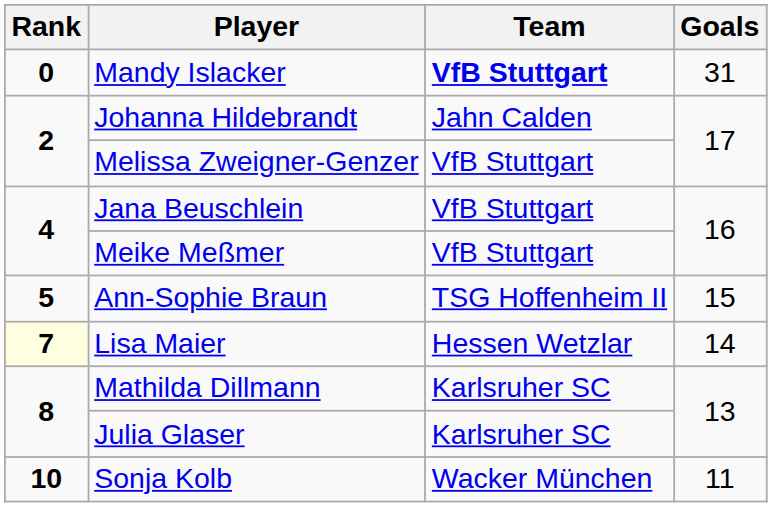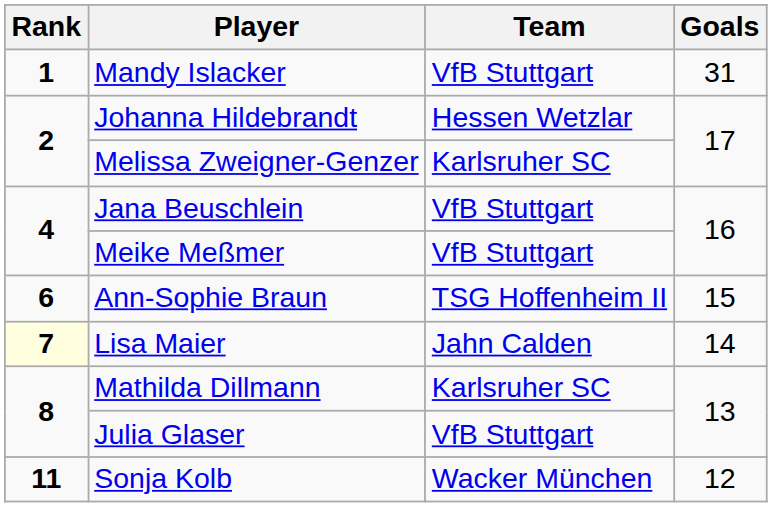(46, 72) 0 -> (46, 72) 1
(520, 72) bold -> (513, 72) normal
(512, 117) Jahn Calden -> (532, 117) Hessen Wetzlar
(513, 162) VfB Stuttgart -> (521, 162) Karlsruher SC
(46, 298) 5 -> (46, 298) 6
(532, 343) Hessen Wetzlar -> (512, 343) Jahn Calden
(521, 433) Karlsruher SC -> (513, 433) VfB Stuttgart
(46, 478) 10 -> (46, 478) 11
(720, 478) 11 -> (720, 478) 12
